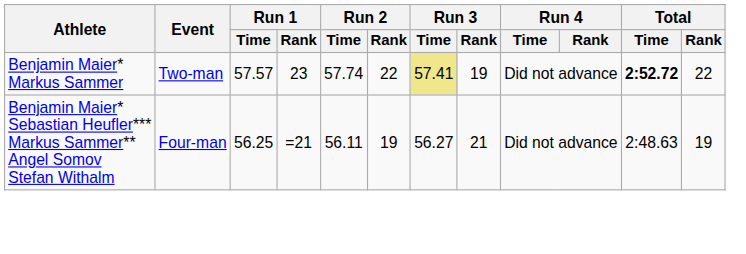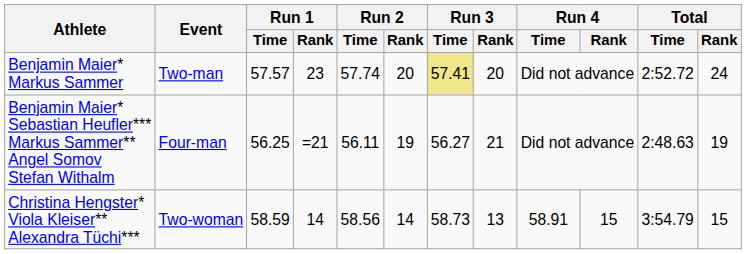(389, 74) 22 -> (405, 74) 20
(479, 74) 19 -> (495, 74) 20
(652, 74) bold -> (668, 74) normal
(704, 74) 22 -> (719, 74) 24
+ row: (76, 220)
